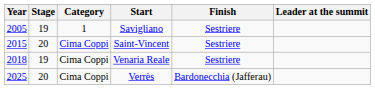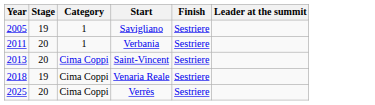+ row: (141, 44)
(17, 44) 2015 -> (17, 60) 2013
(223, 76) Bardonecchia (Jafferau) -> (192, 92) Sestriere
